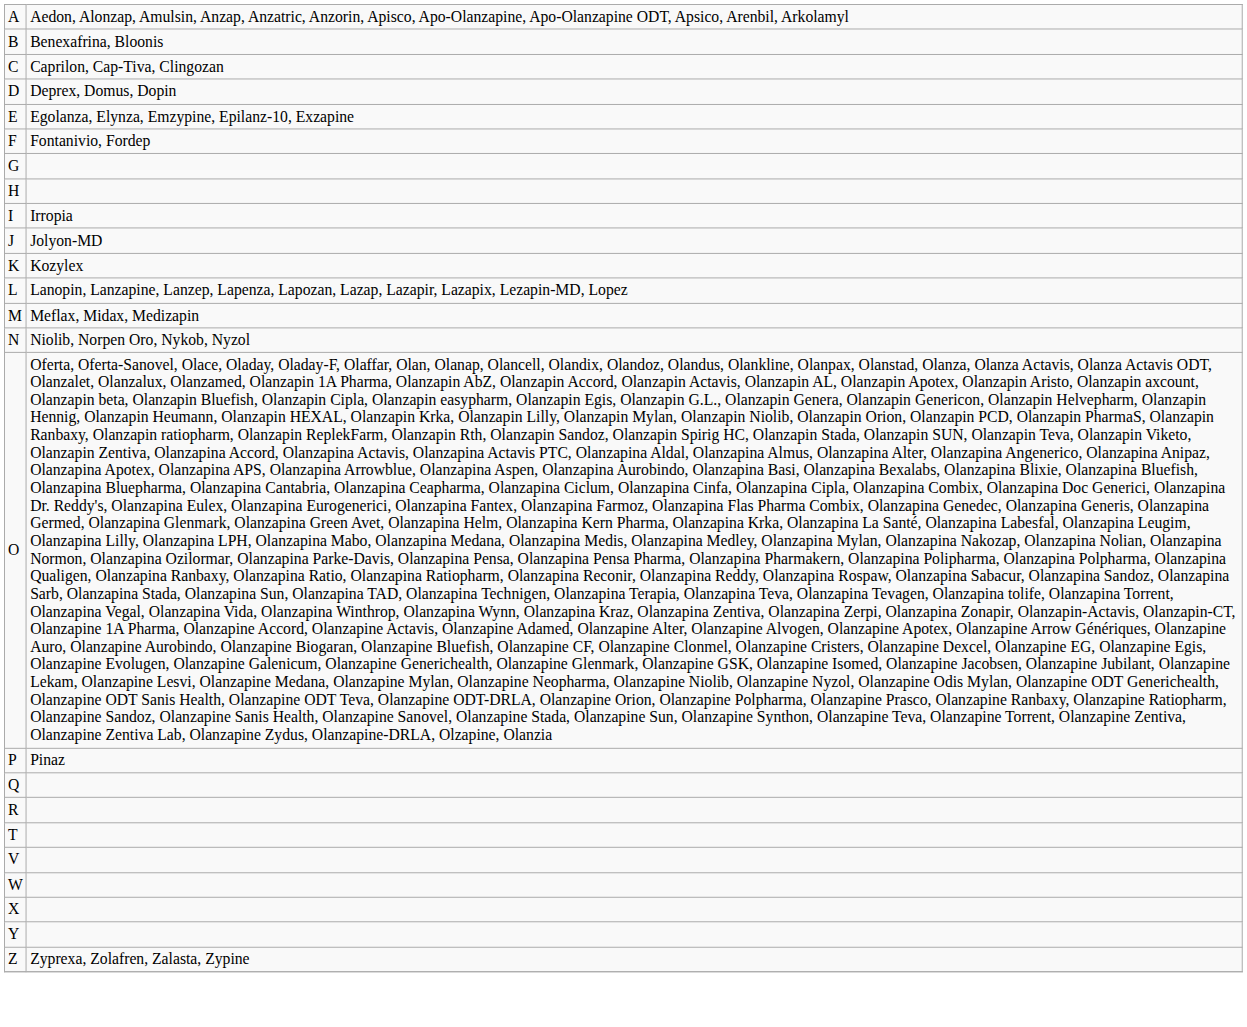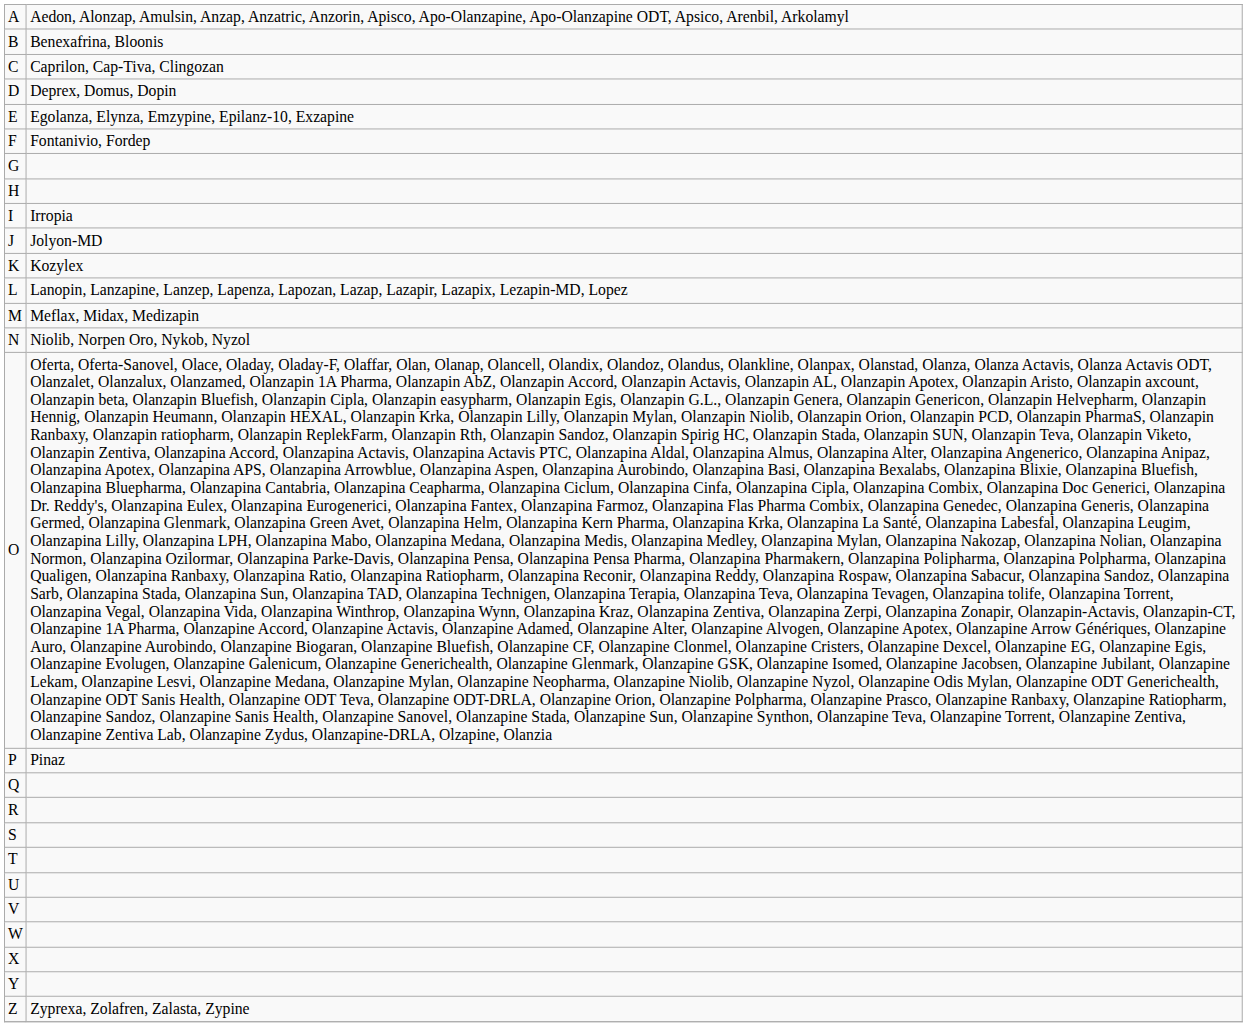+ row: (12, 834)
+ row: (14, 884)
